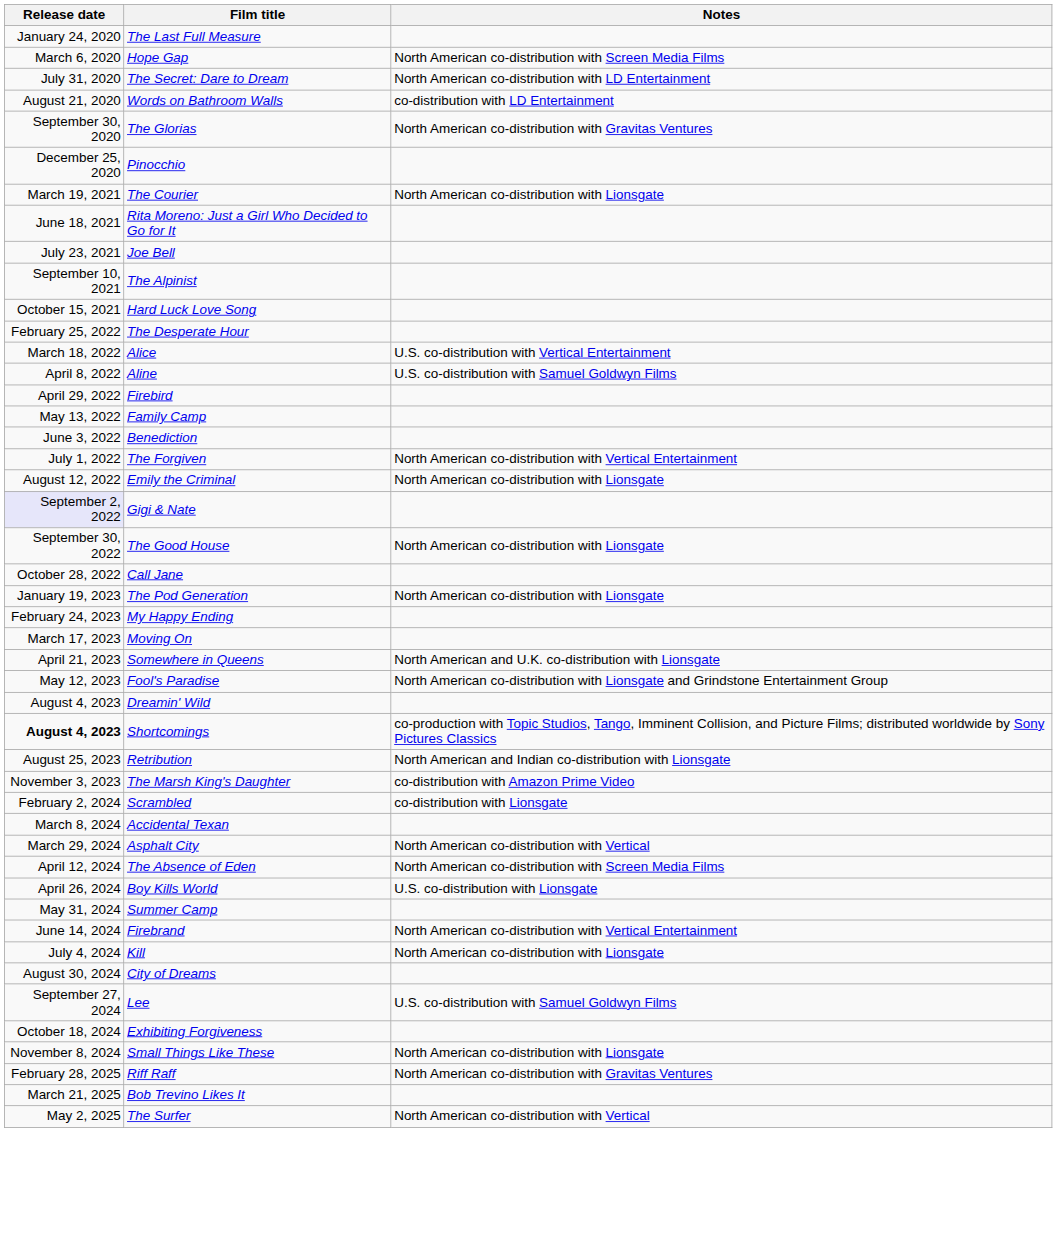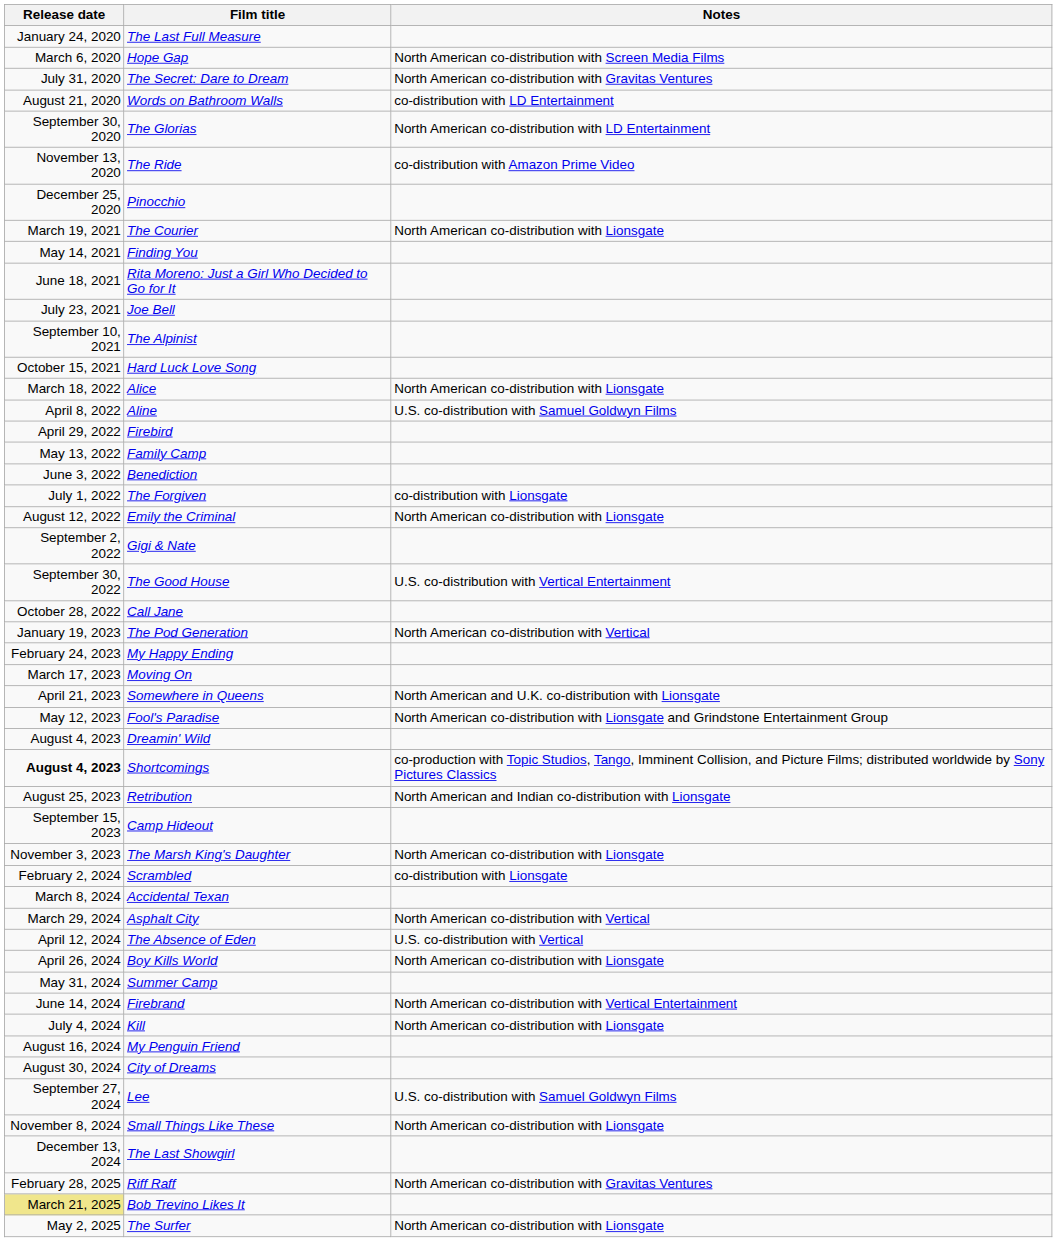(552, 79) North American co-distribution with LD Entertainment -> (553, 79) North American co-distribution with Gravitas Ventures
(553, 129) North American co-distribution with Gravitas Ventures -> (552, 129) North American co-distribution with LD Entertainment
+ row: (154, 165)
+ row: (162, 252)
- row: (188, 331)
(532, 352) U.S. co-distribution with Vertical Entertainment -> (529, 389) North American co-distribution with Lionsgate
(566, 459) North American co-distribution with Vertical Entertainment -> (481, 495) co-distribution with Lionsgate
(80, 509) lavender background -> (80, 545) no background
(529, 545) North American co-distribution with Lionsgate -> (532, 582) U.S. co-distribution with Vertical Entertainment
(529, 596) North American co-distribution with Lionsgate -> (522, 632) North American co-distribution with Vertical
+ row: (170, 825)
(514, 781) co-distribution with Amazon Prime Video -> (529, 854) North American co-distribution with Lionsgate
(559, 867) North American co-distribution with Screen Media Films -> (489, 939) U.S. co-distribution with Vertical
(496, 888) U.S. co-distribution with Lionsgate -> (529, 961) North American co-distribution with Lionsgate
+ row: (183, 1046)
- row: (195, 1031)
+ row: (181, 1154)
(74, 1095) no background -> (74, 1204) khaki background
(522, 1116) North American co-distribution with Vertical -> (529, 1225) North American co-distribution with Lionsgate
